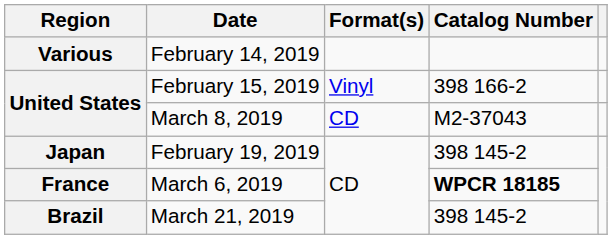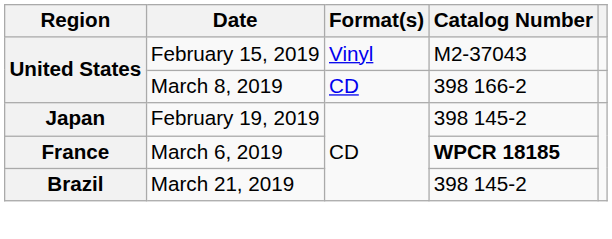- row: (235, 53)
(480, 86) 398 166-2 -> (480, 53) M2-37043
(480, 119) M2-37043 -> (480, 86) 398 166-2
